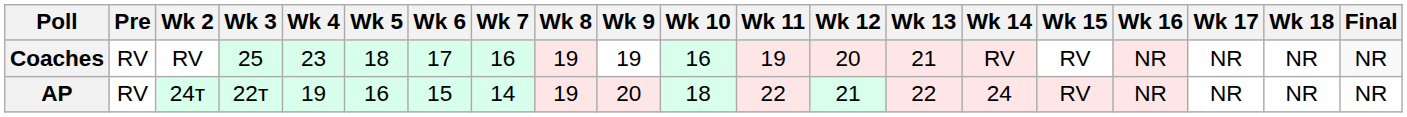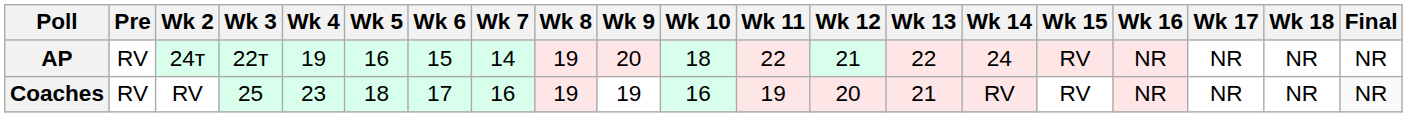rows swapped: (57, 93) <-> (57, 58)
